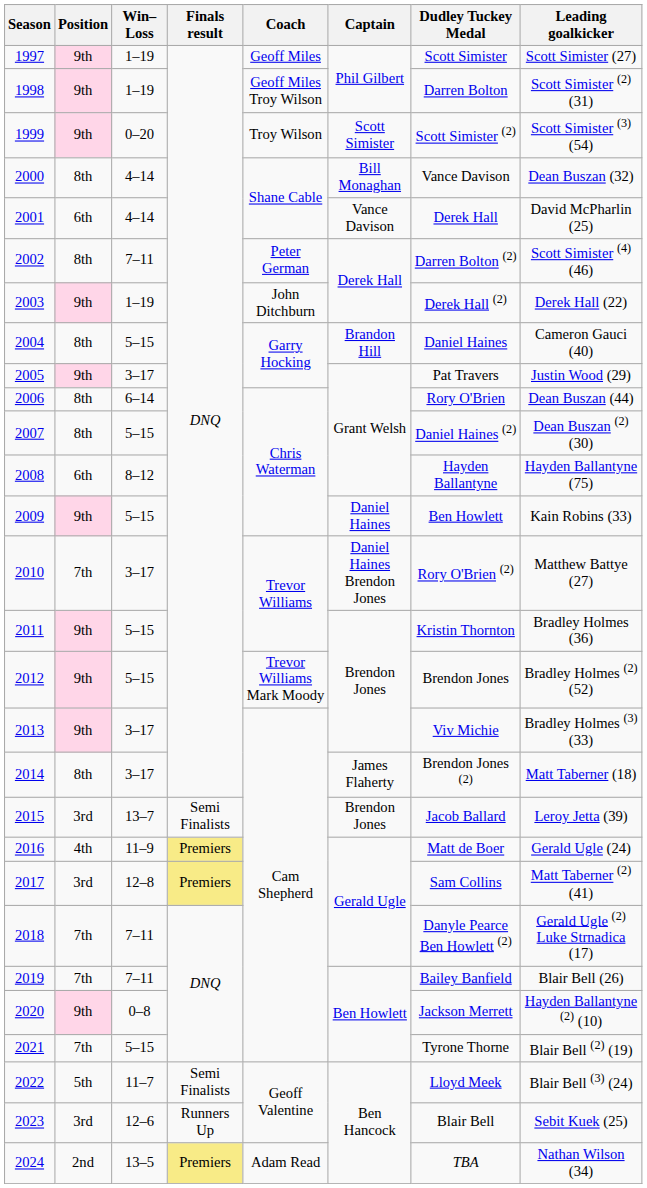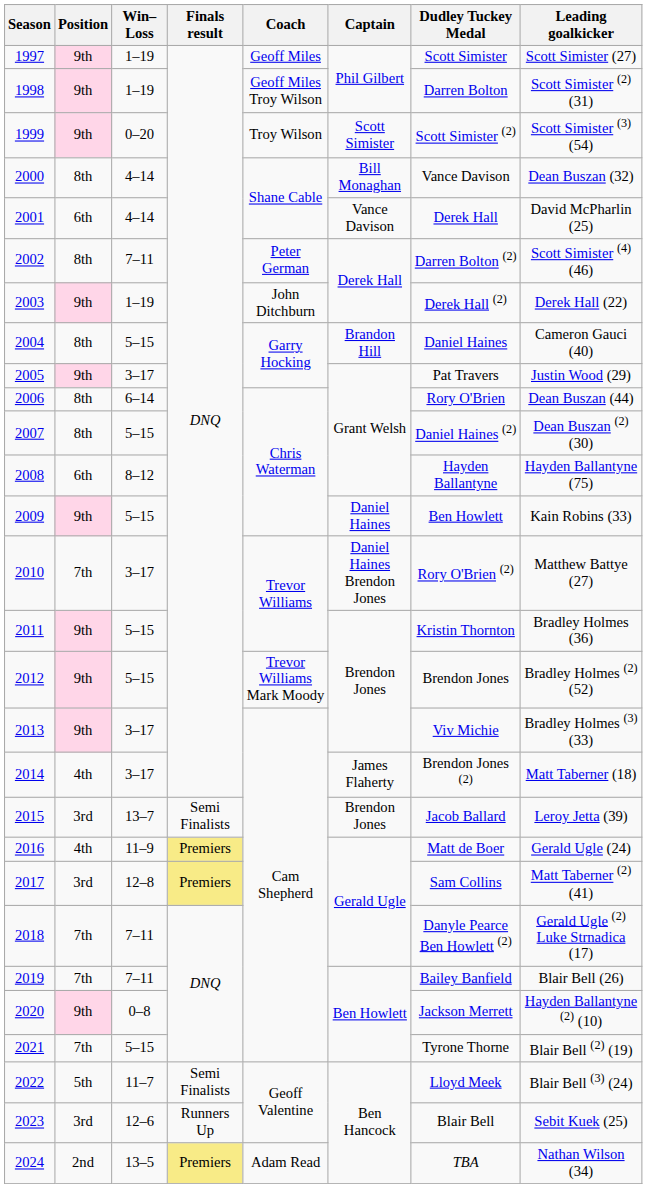(83, 774) 8th -> (83, 774) 4th
